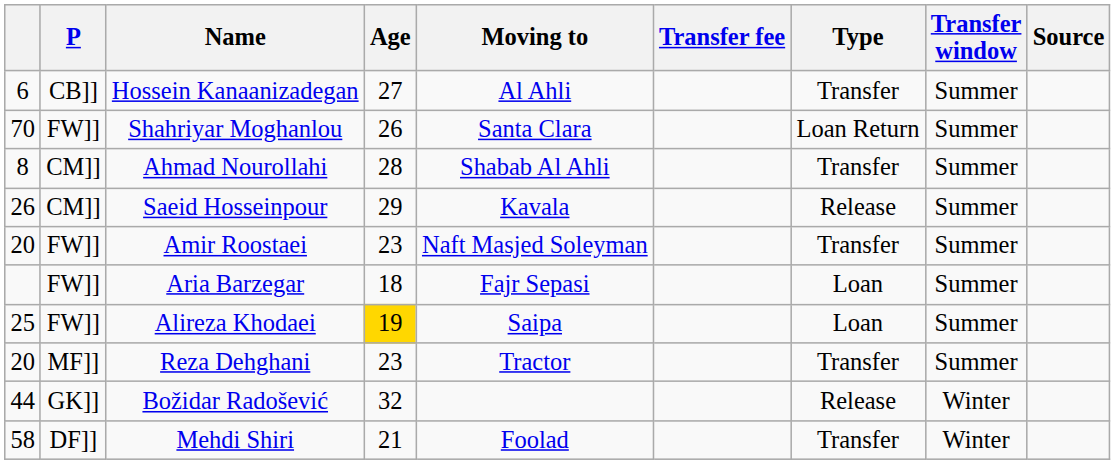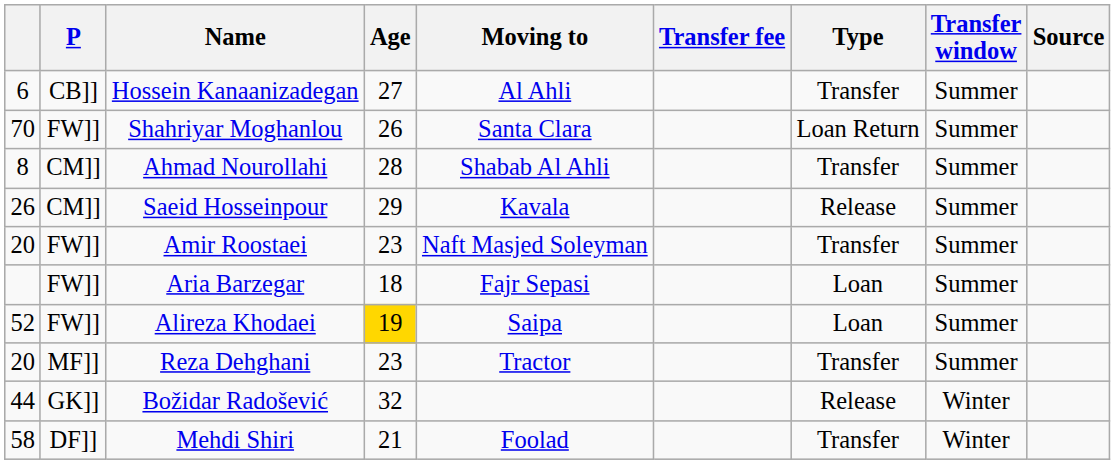(23, 323) 25 -> (23, 323) 52
